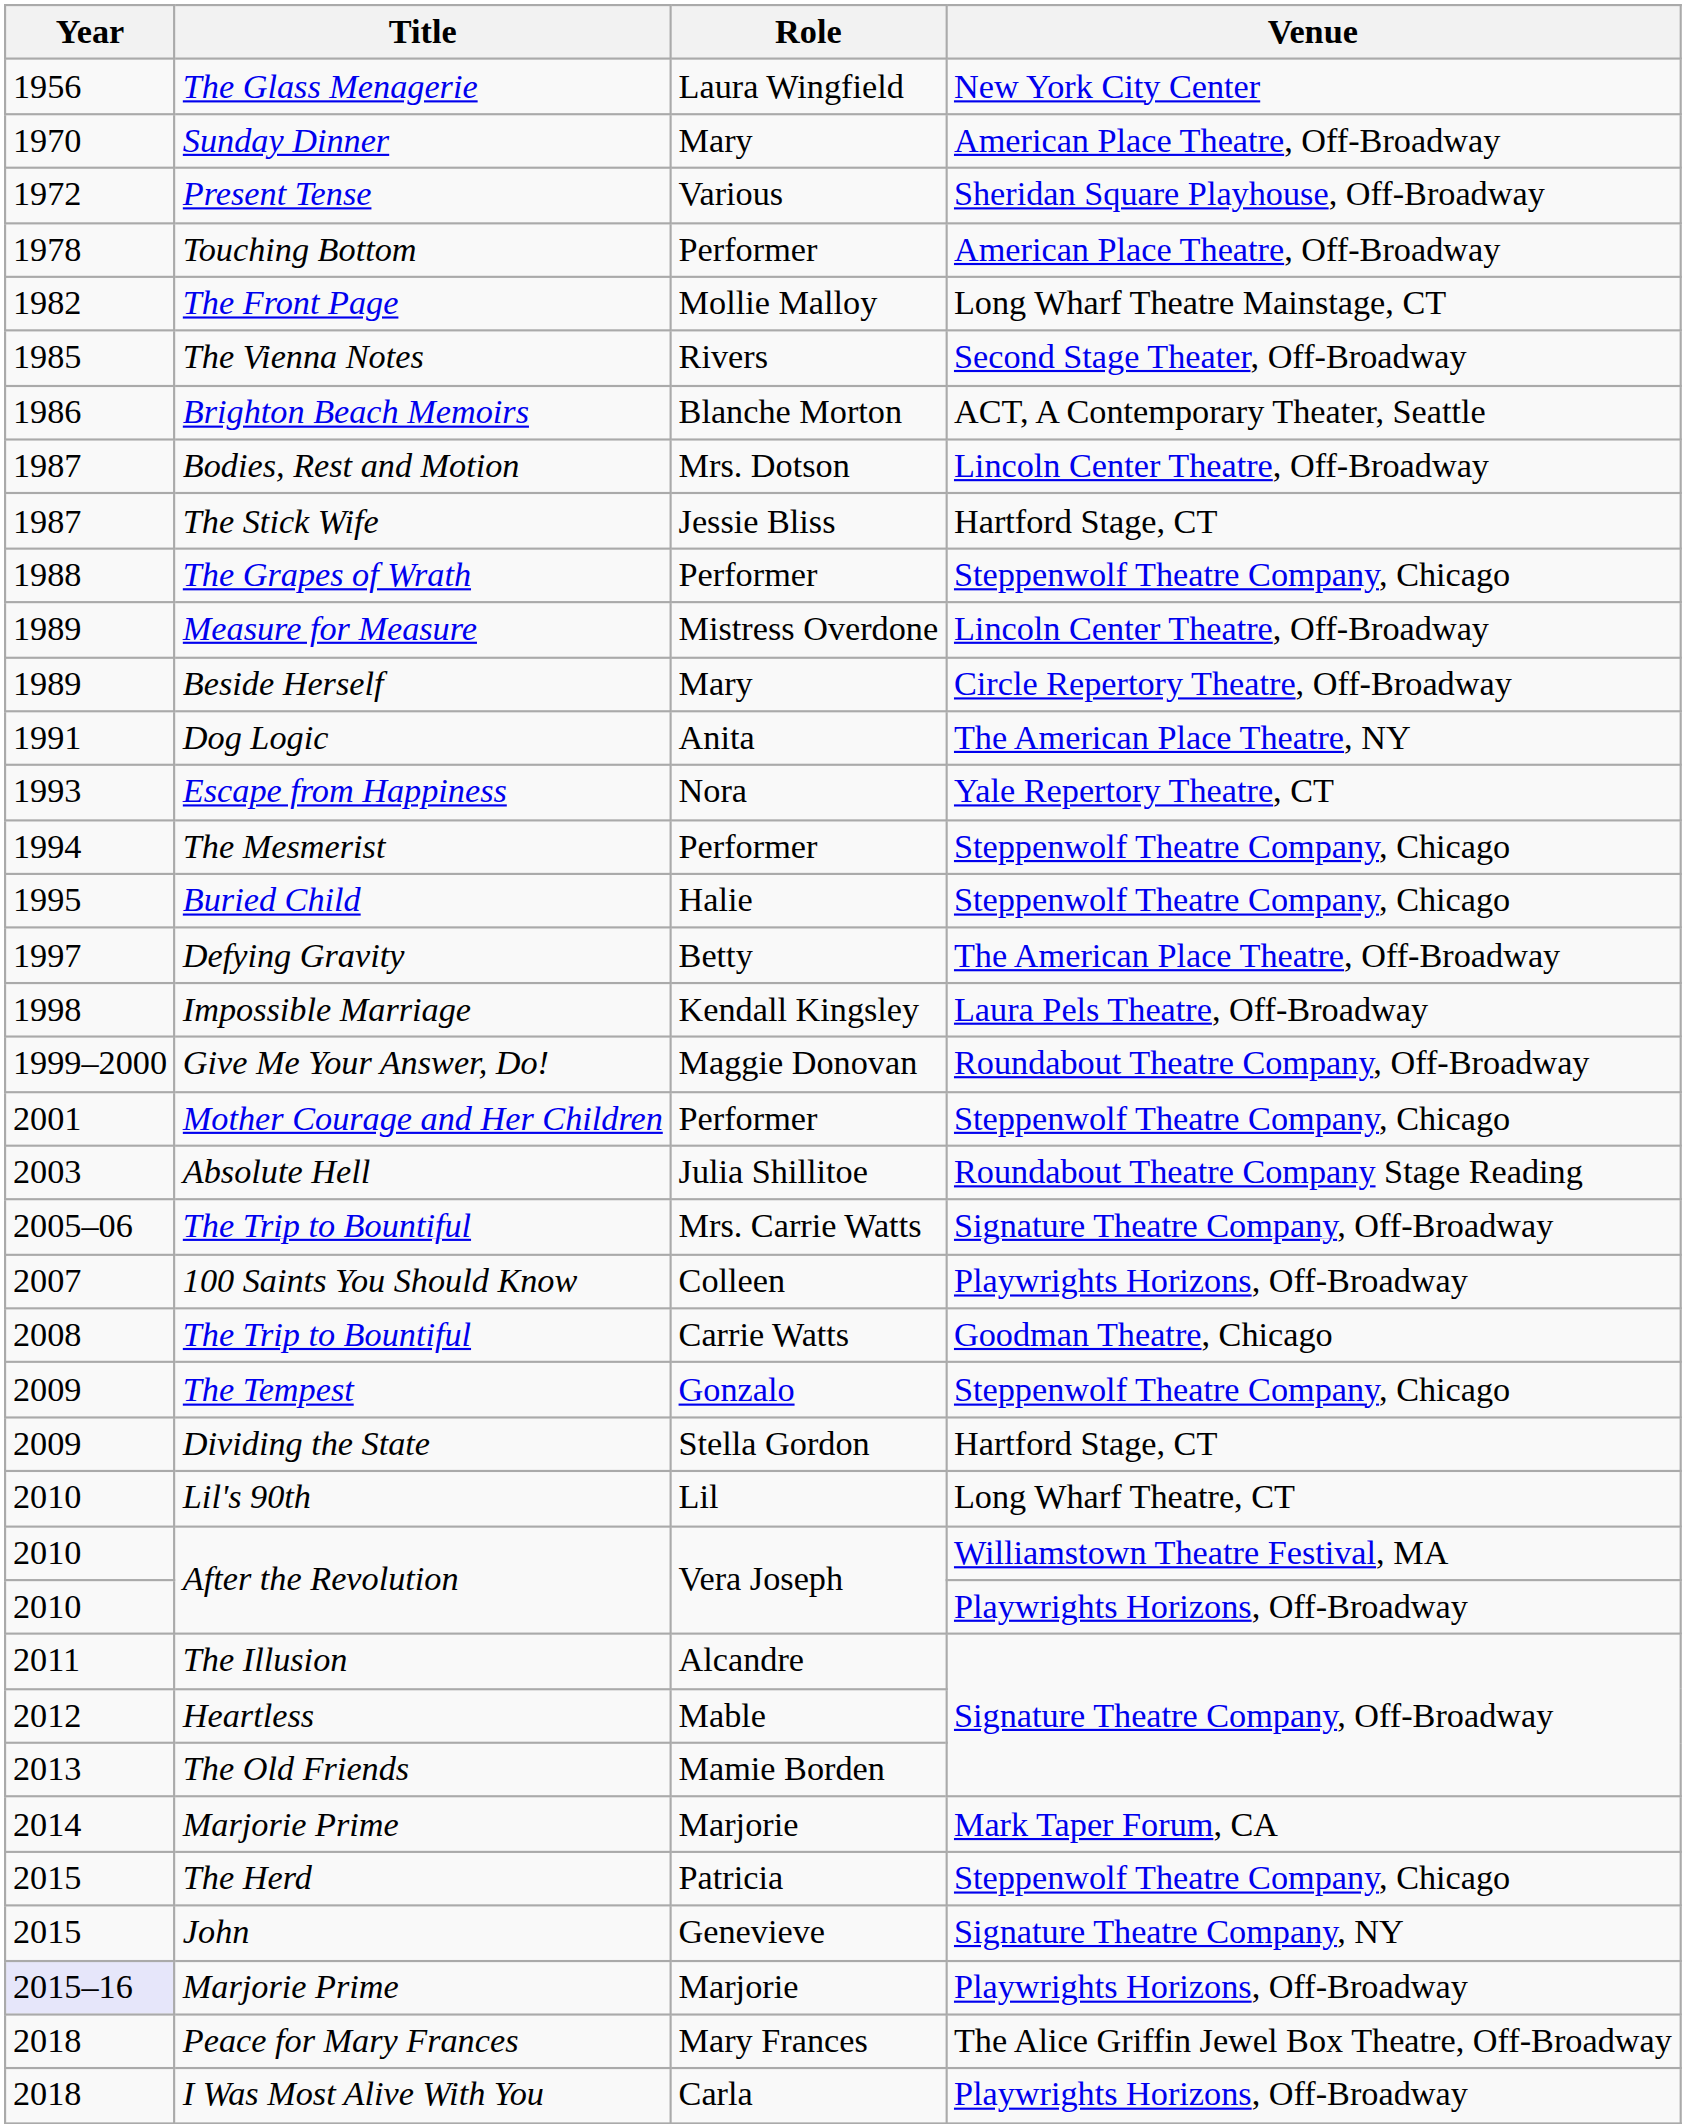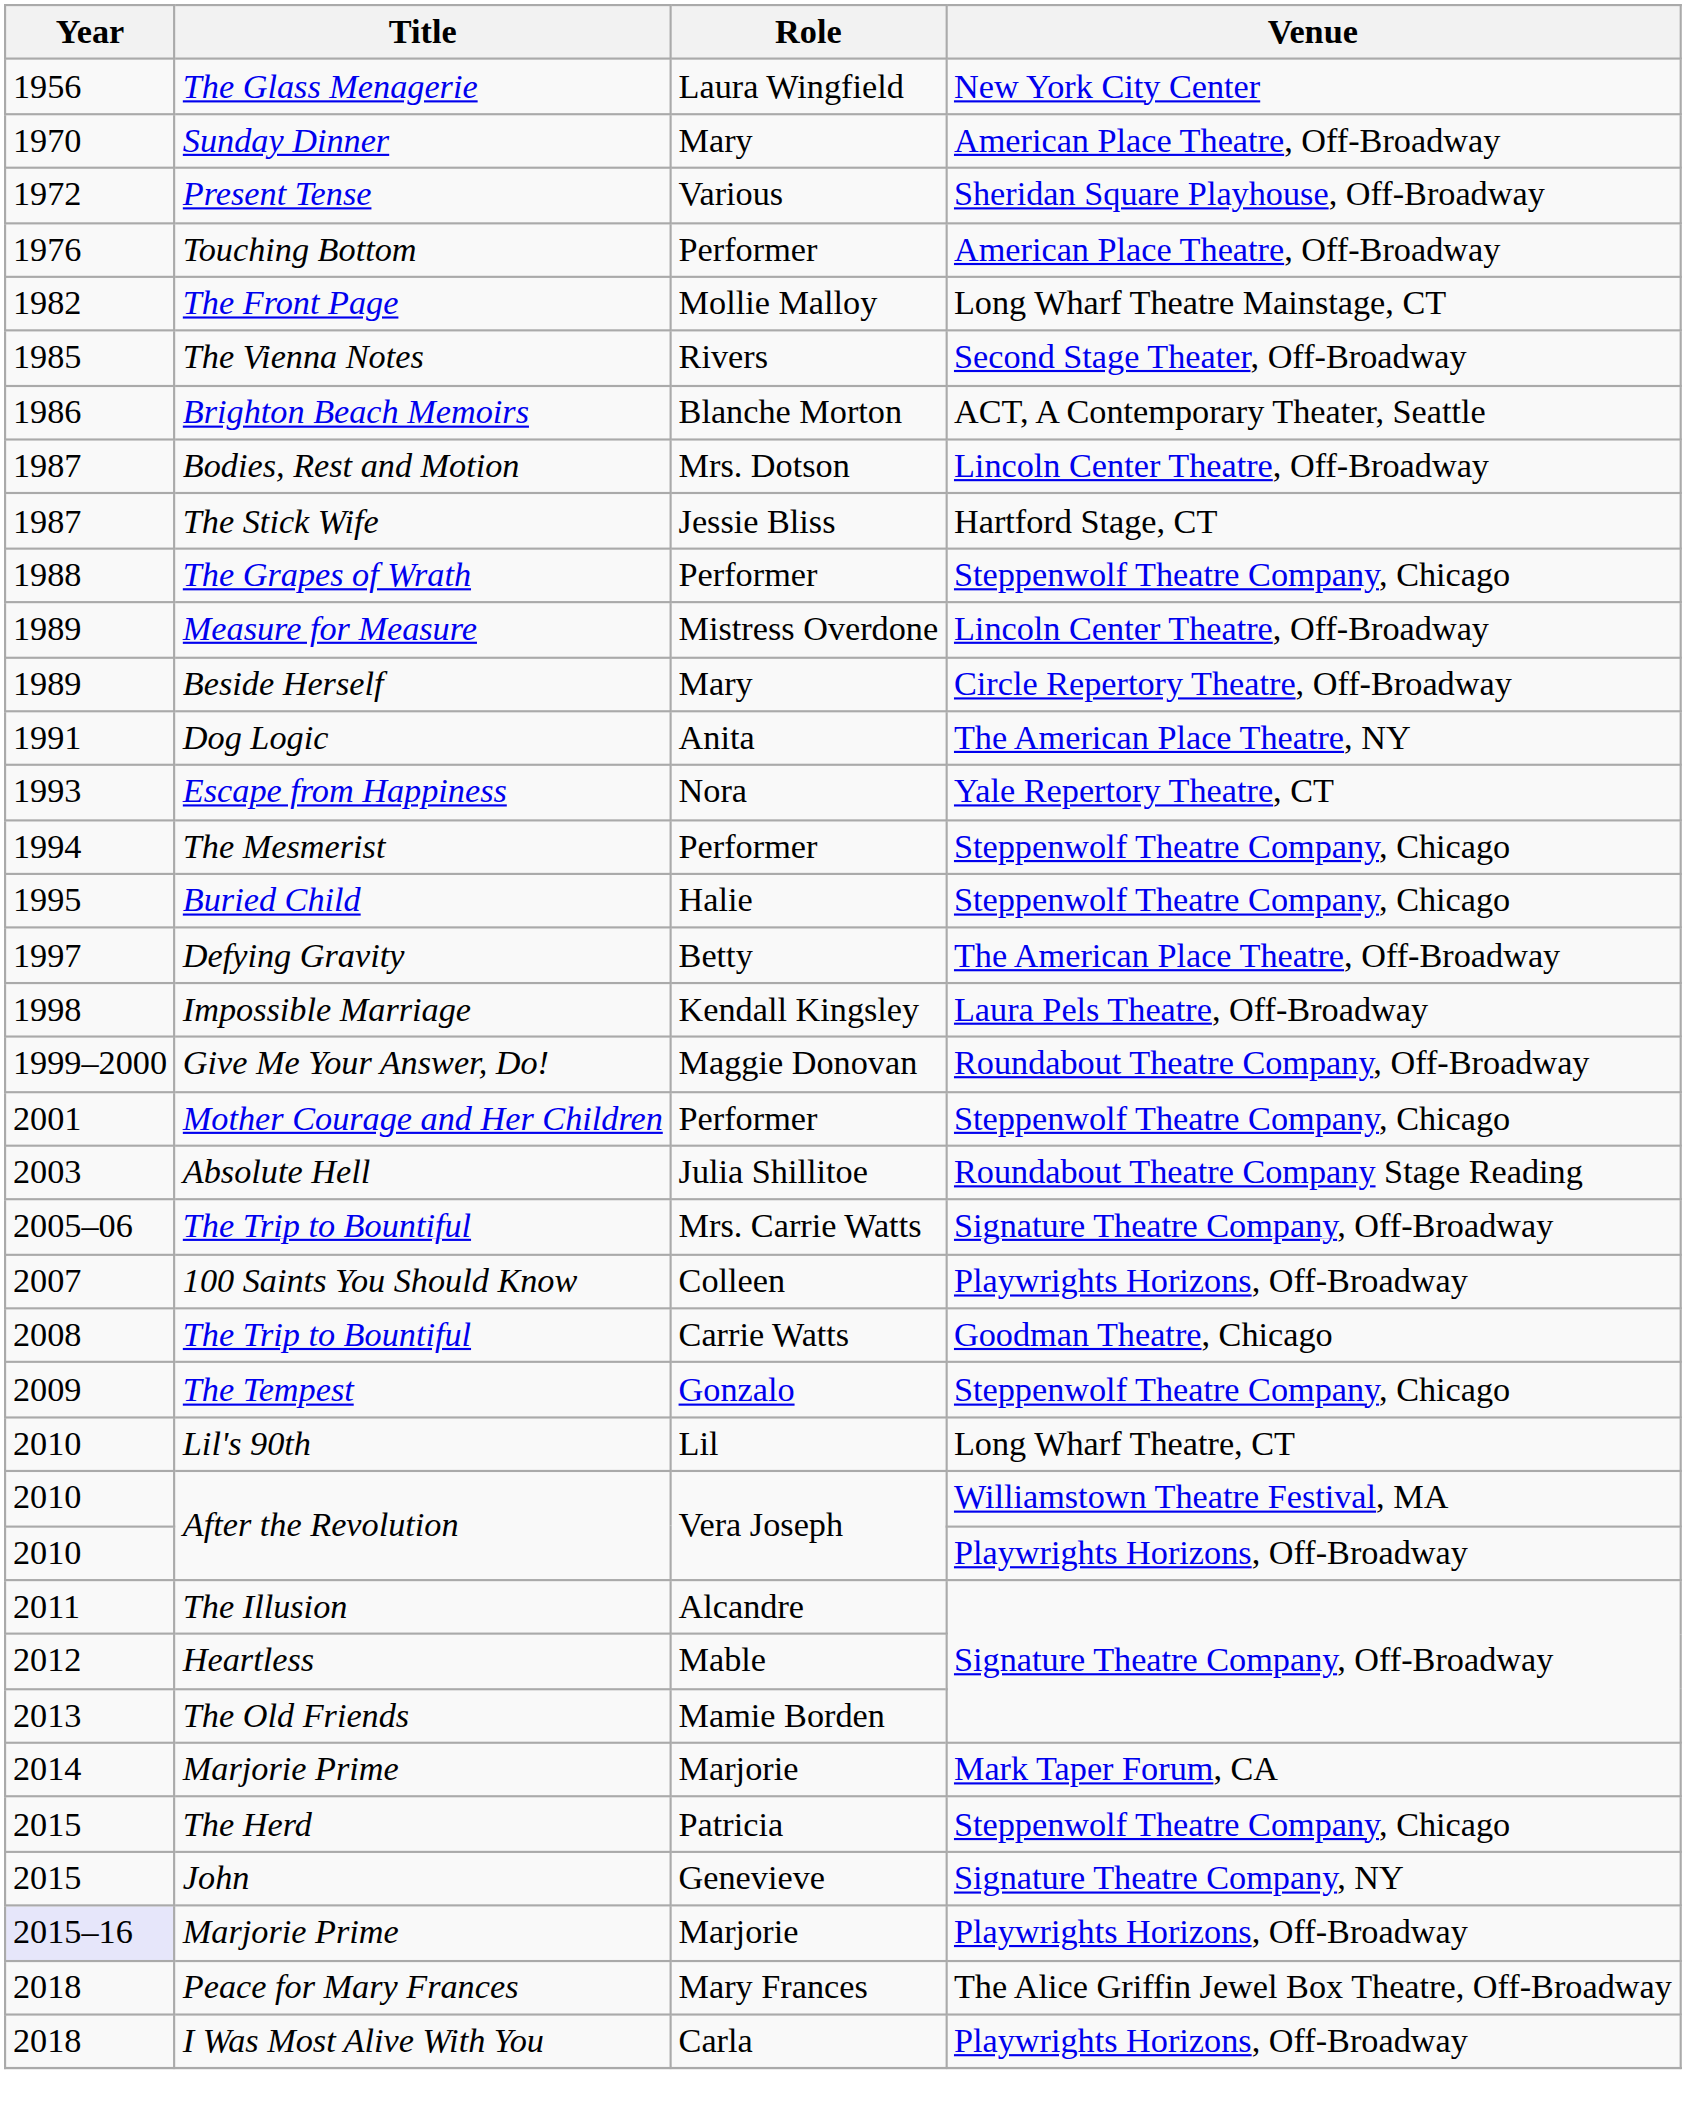(47, 248) 1978 -> (47, 248) 1976
- row: (306, 1443)
